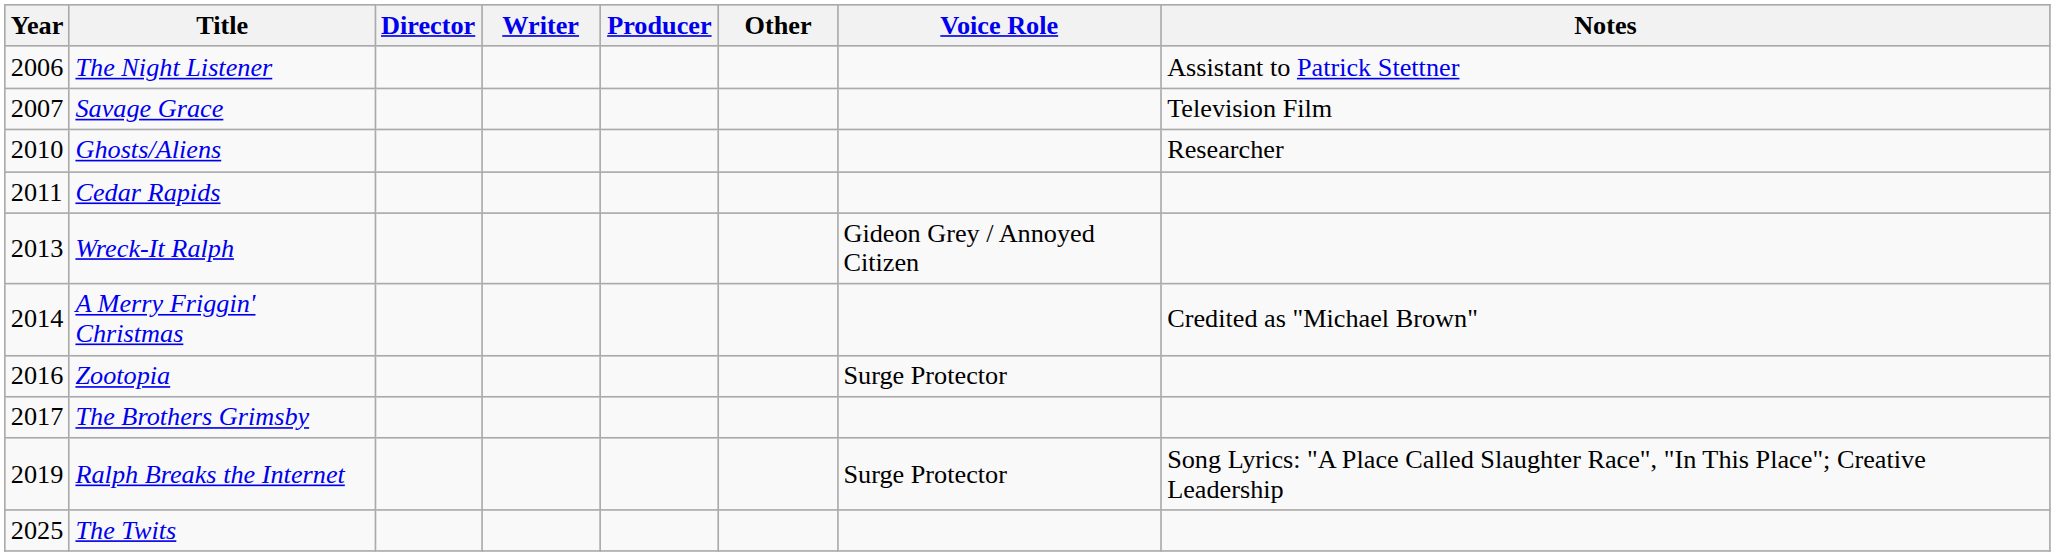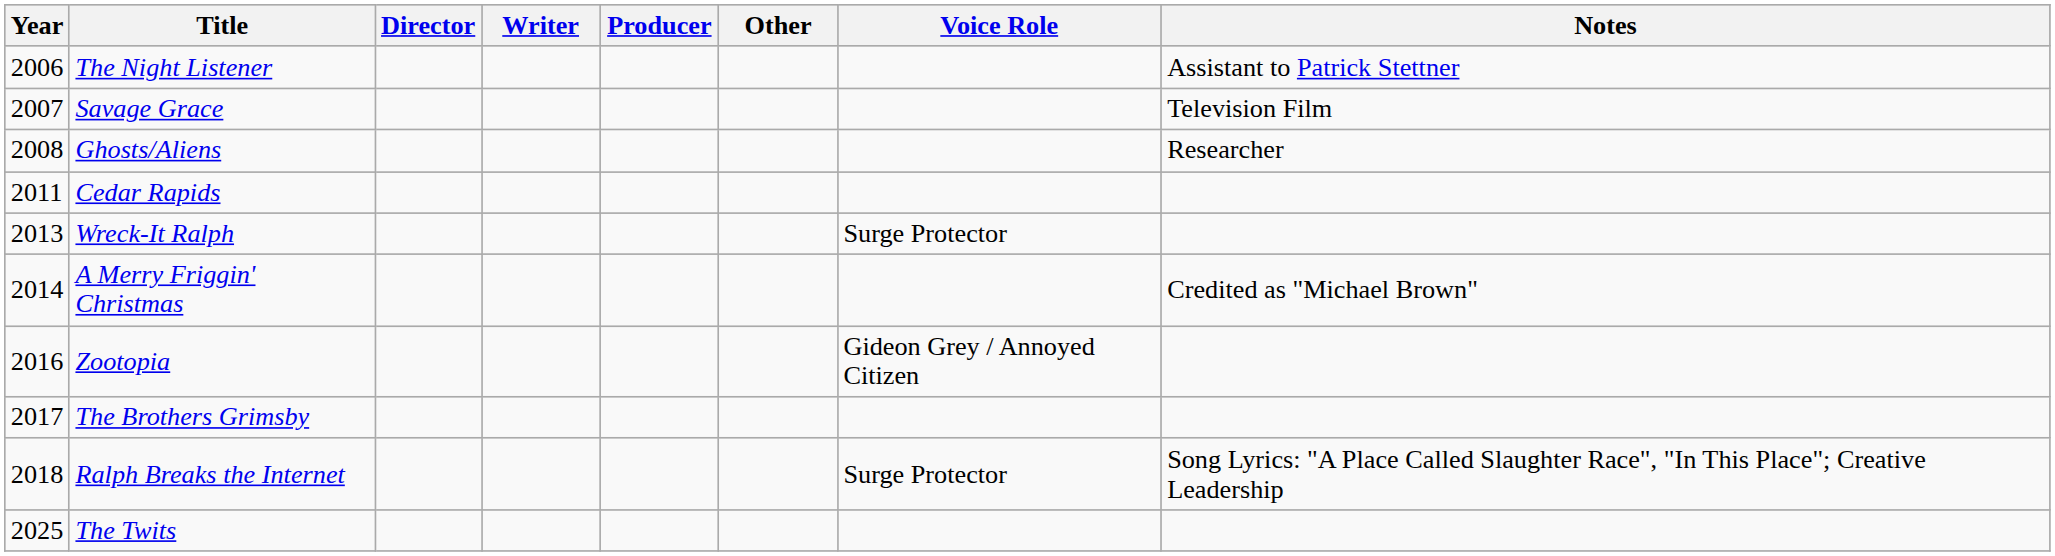(37, 150) 2010 -> (37, 150) 2008
(969, 248) Gideon Grey / Annoyed Citizen -> (925, 233) Surge Protector
(925, 375) Surge Protector -> (969, 360) Gideon Grey / Annoyed Citizen
(37, 473) 2019 -> (37, 473) 2018
